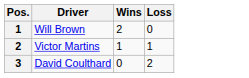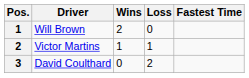+ column: (209, 13)
